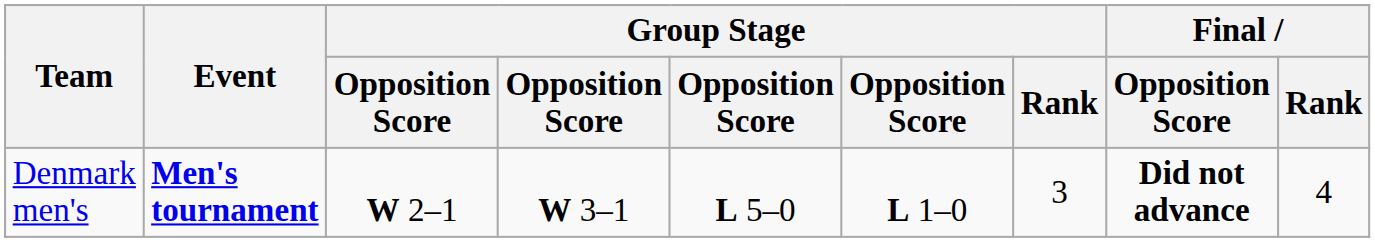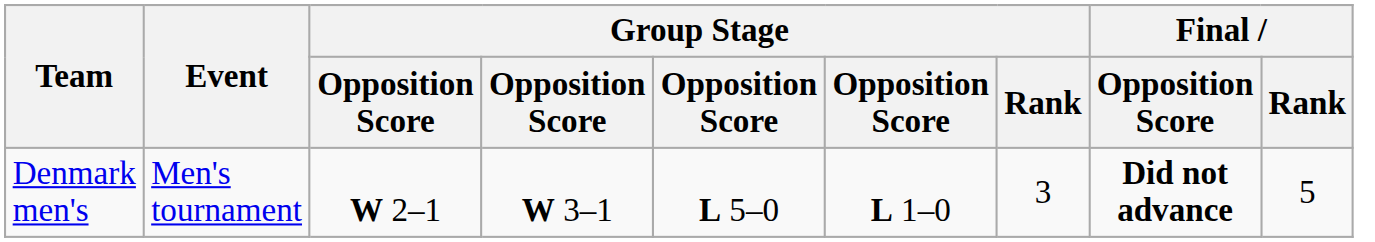(235, 191) bold -> (227, 191) normal
(1324, 191) 4 -> (1307, 191) 5
